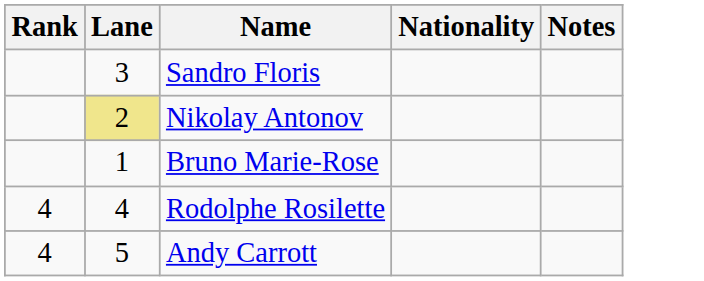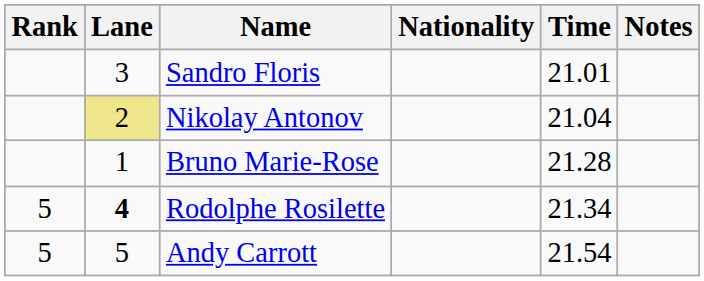+ column: (579, 27)
(45, 207) 4 -> (45, 207) 5
(122, 207) normal -> (122, 207) bold
(45, 252) 4 -> (45, 252) 5
